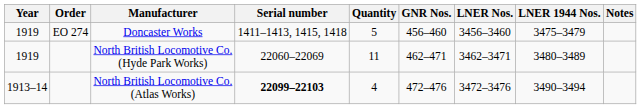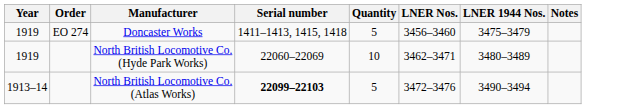- column: (426, 13)
(374, 56) 11 -> (374, 56) 10
(374, 87) 4 -> (374, 87) 5
